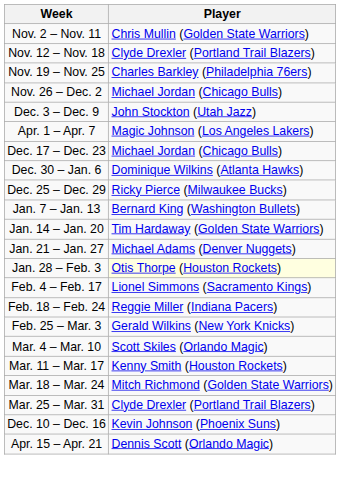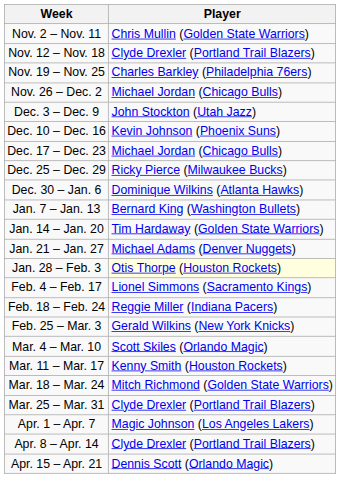rows swapped: (57, 424) <-> (57, 131)
rows swapped: (57, 190) <-> (57, 170)
+ row: (57, 444)
